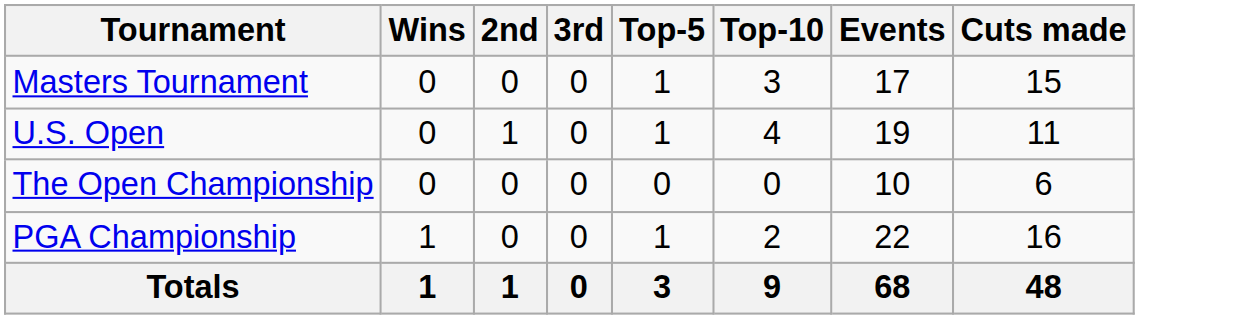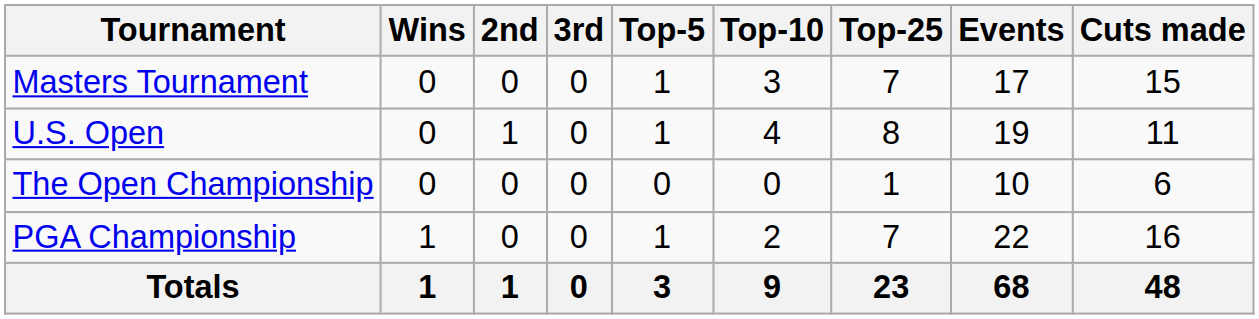+ column: (891, 30)
